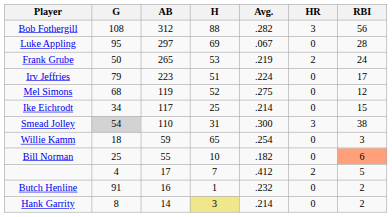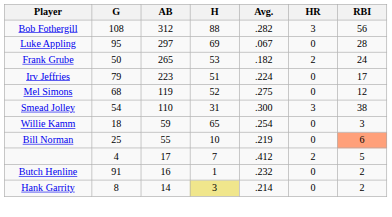(264, 60) .219 -> (264, 60) .182
- row: (48, 108)
(116, 124) lightgrey background -> (116, 108) no background
(264, 156) .182 -> (264, 140) .219
